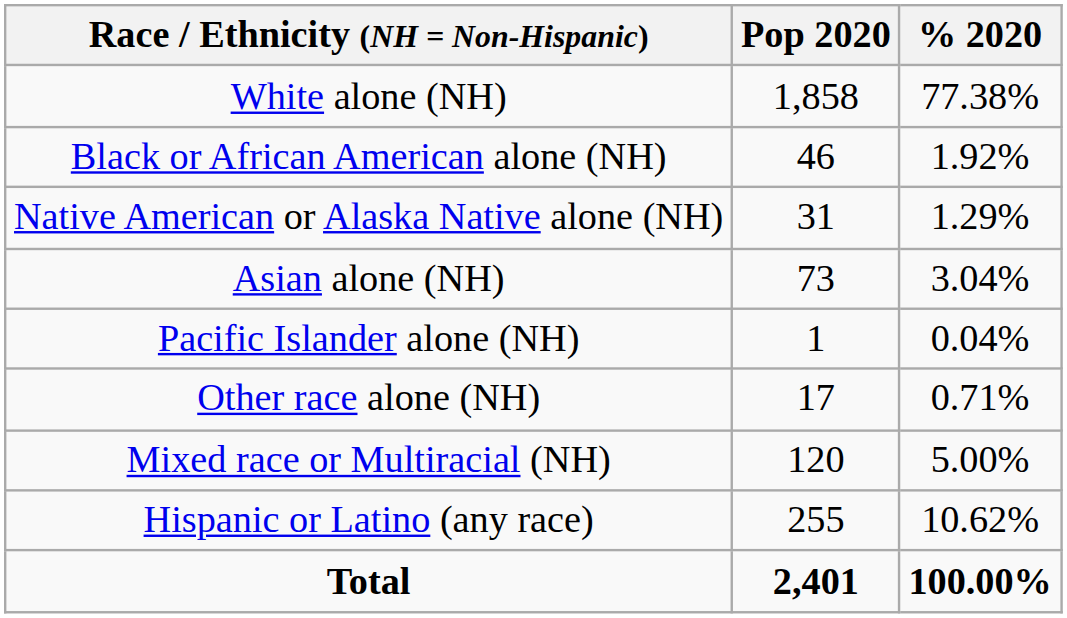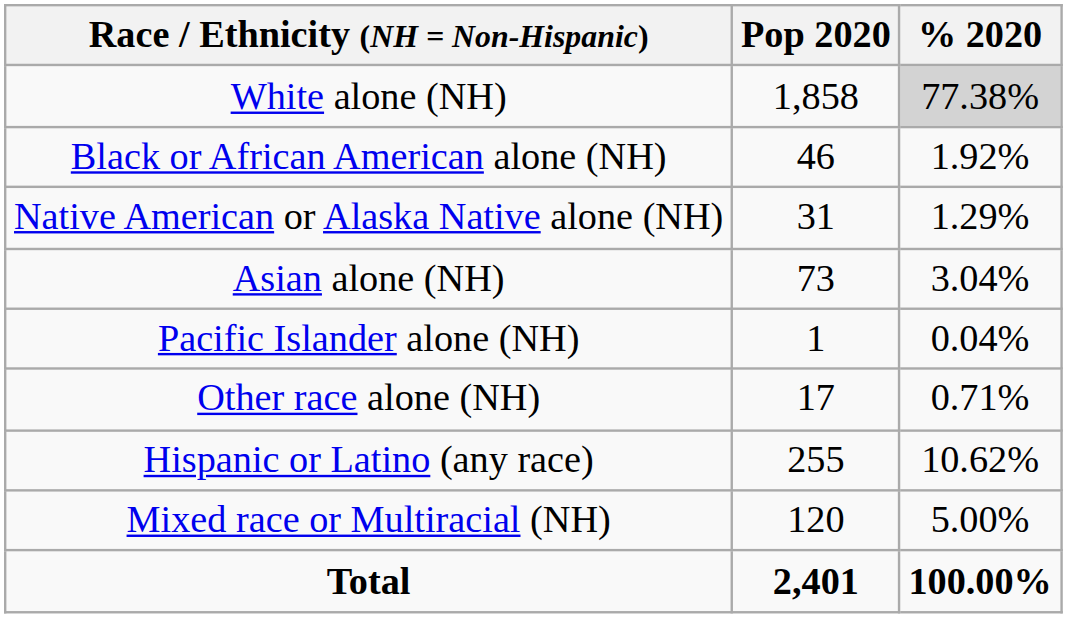(980, 95) no background -> (980, 95) lightgrey background
rows swapped: (369, 459) <-> (369, 519)
